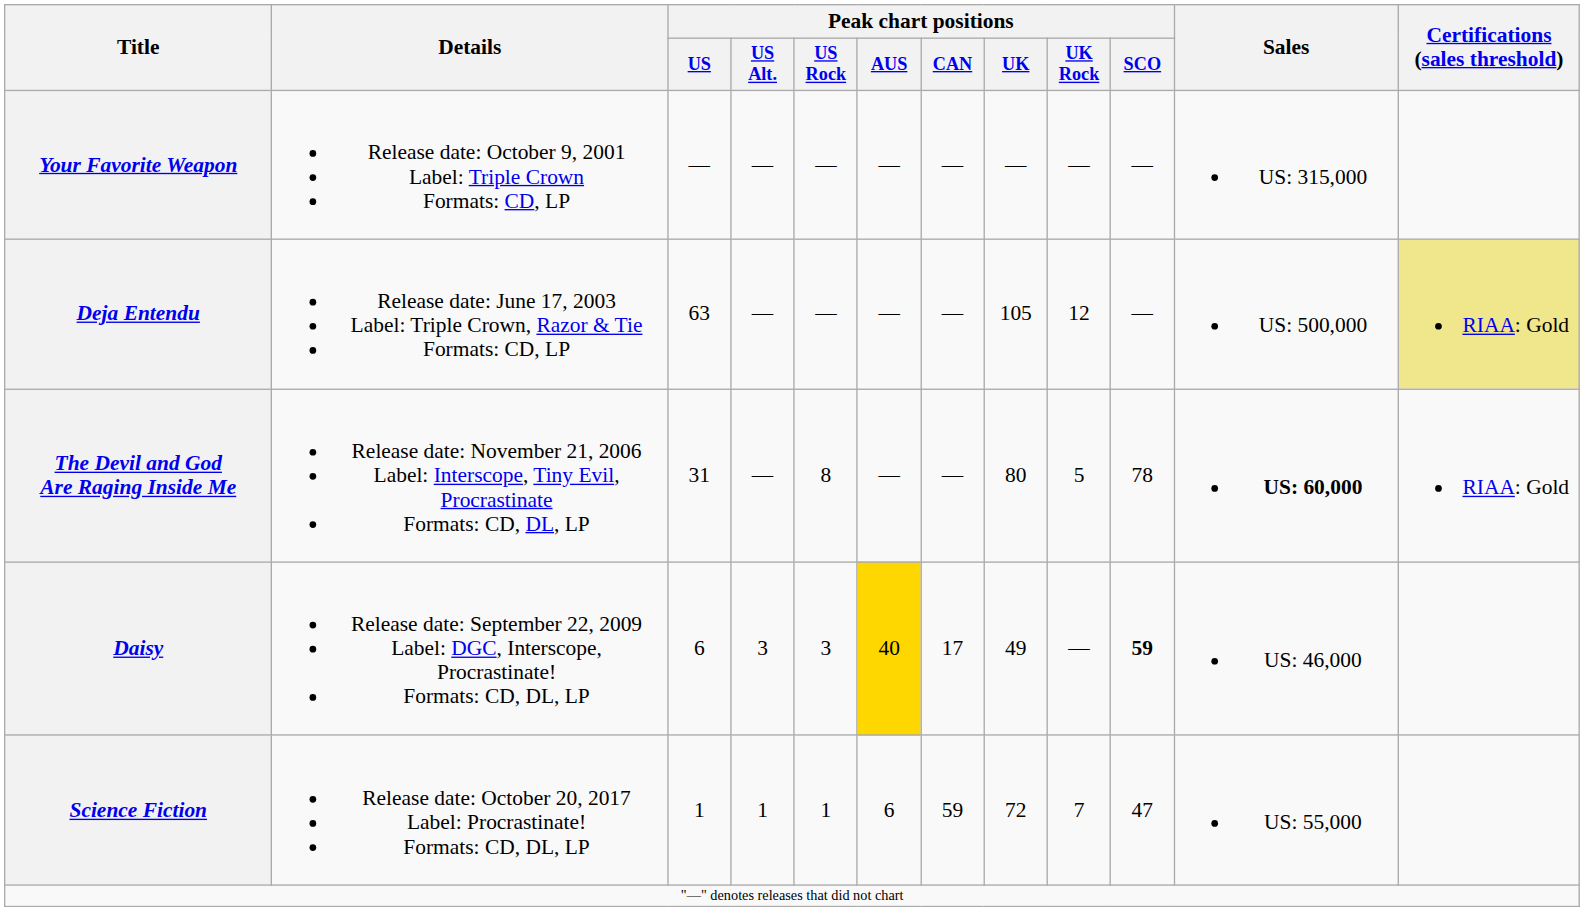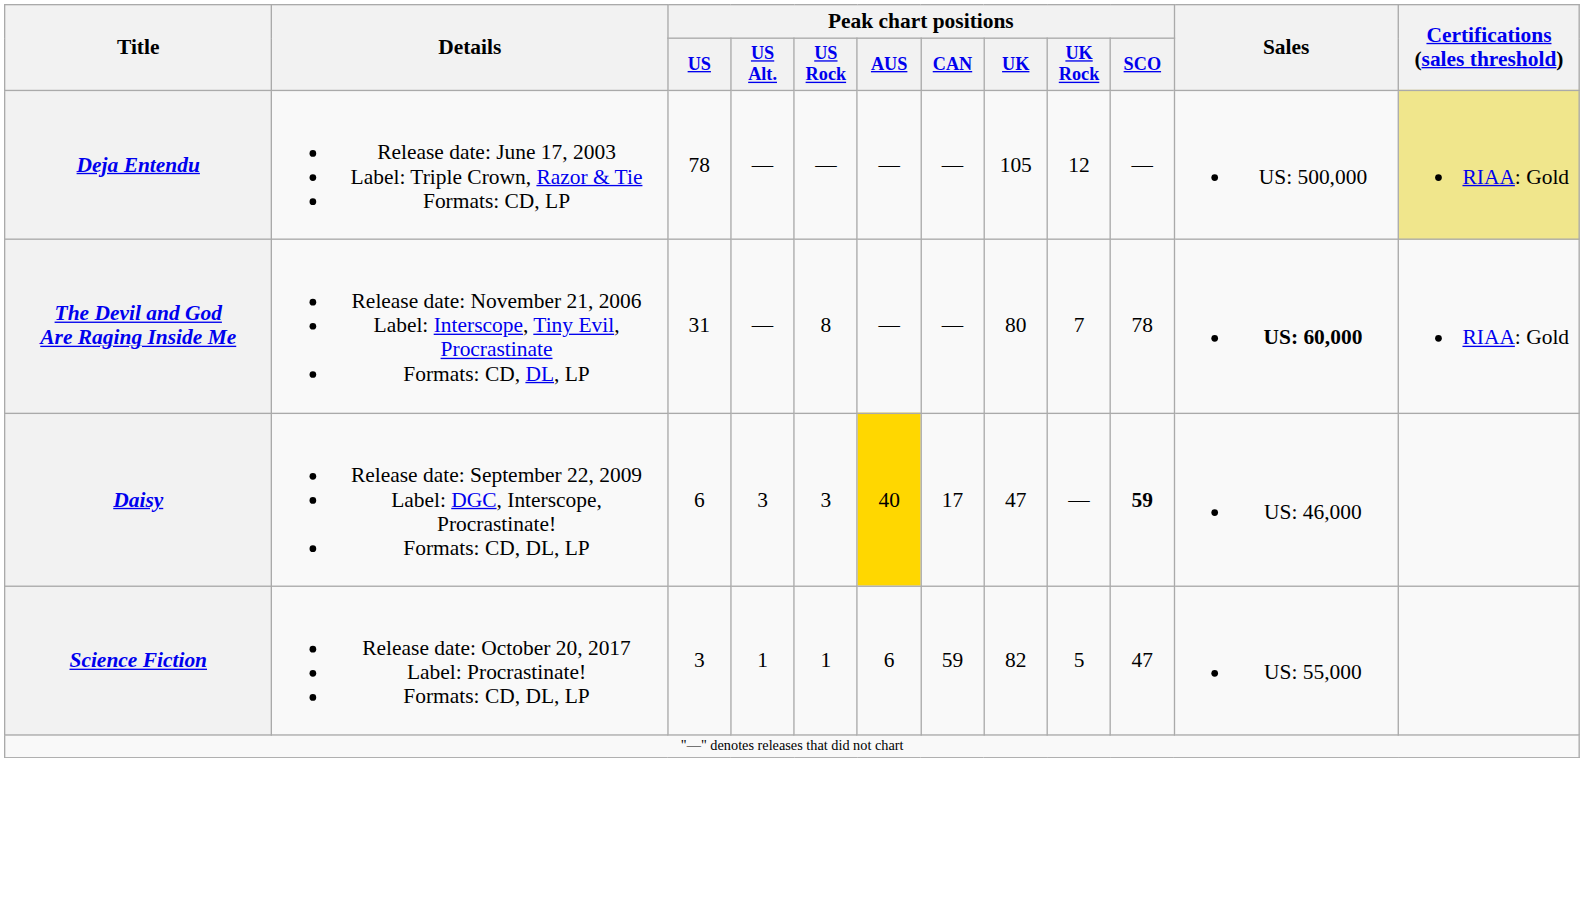- row: (138, 164)
(699, 313) 63 -> (699, 164) 78
(1079, 475) 5 -> (1079, 325) 7
(1016, 648) 49 -> (1016, 499) 47
(699, 809) 1 -> (699, 660) 3
(1016, 809) 72 -> (1016, 660) 82
(1079, 809) 7 -> (1079, 660) 5
